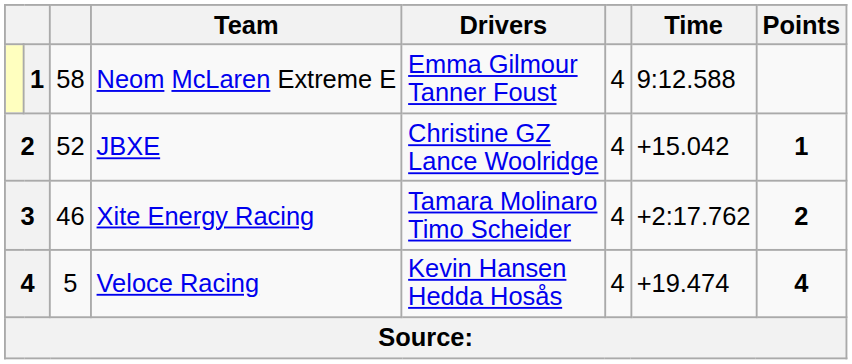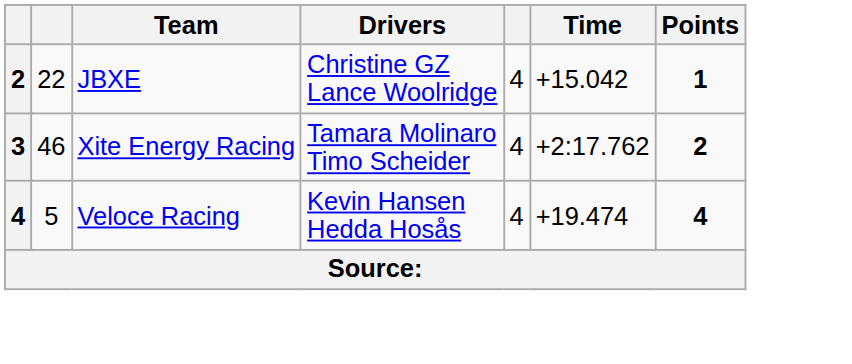- row: (246, 79)
(70, 147) 52 -> (51, 79) 22
